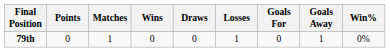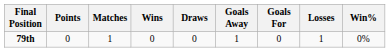columns swapped: (237, 18) <-> (321, 18)
